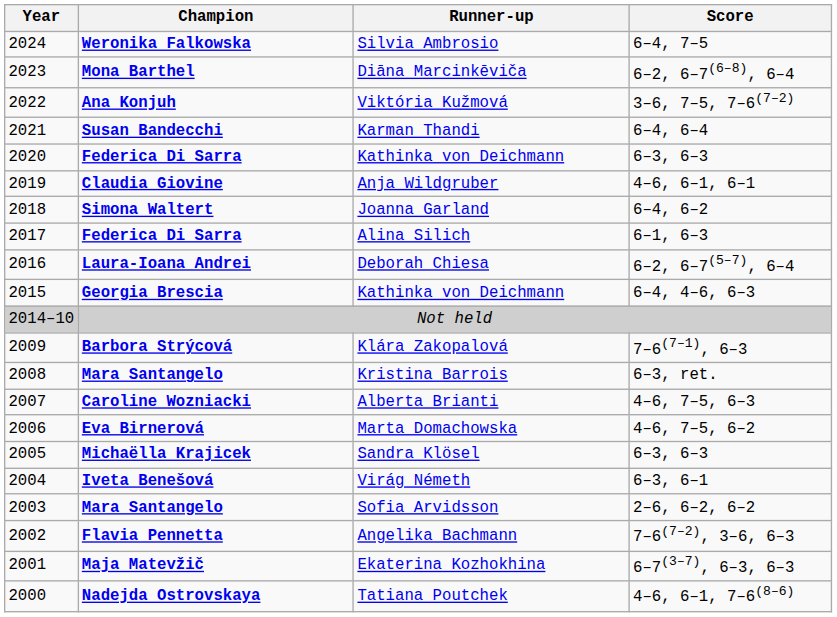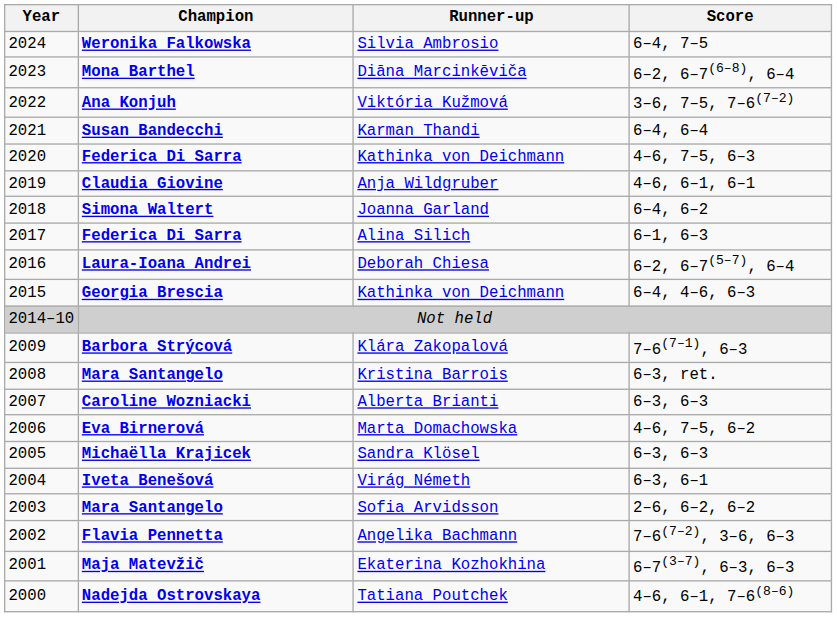(671, 157) 6–3, 6–3 -> (694, 157) 4–6, 7–5, 6–3
(694, 402) 4–6, 7–5, 6–3 -> (671, 402) 6–3, 6–3
